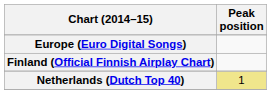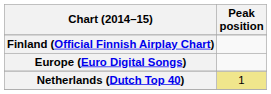rows swapped: (111, 44) <-> (111, 62)
